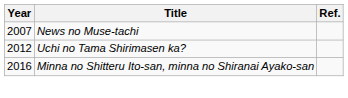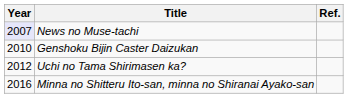(19, 31) no background -> (19, 31) lavender background
+ row: (118, 48)
